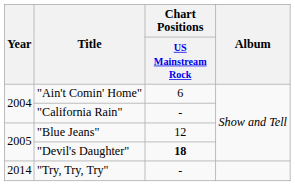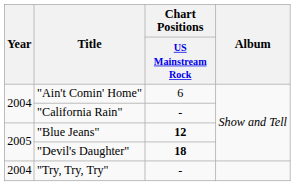(180, 132) normal -> (180, 132) bold
(19, 170) 2014 -> (19, 170) 2004
